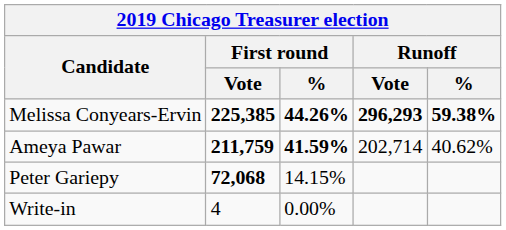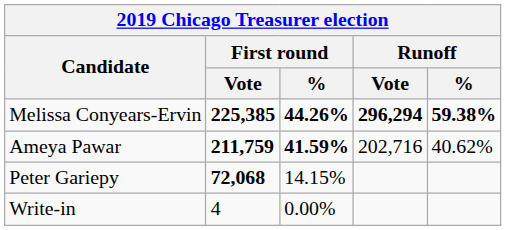(390, 114) 296,293 -> (390, 114) 296,294
(390, 146) 202,714 -> (390, 146) 202,716
